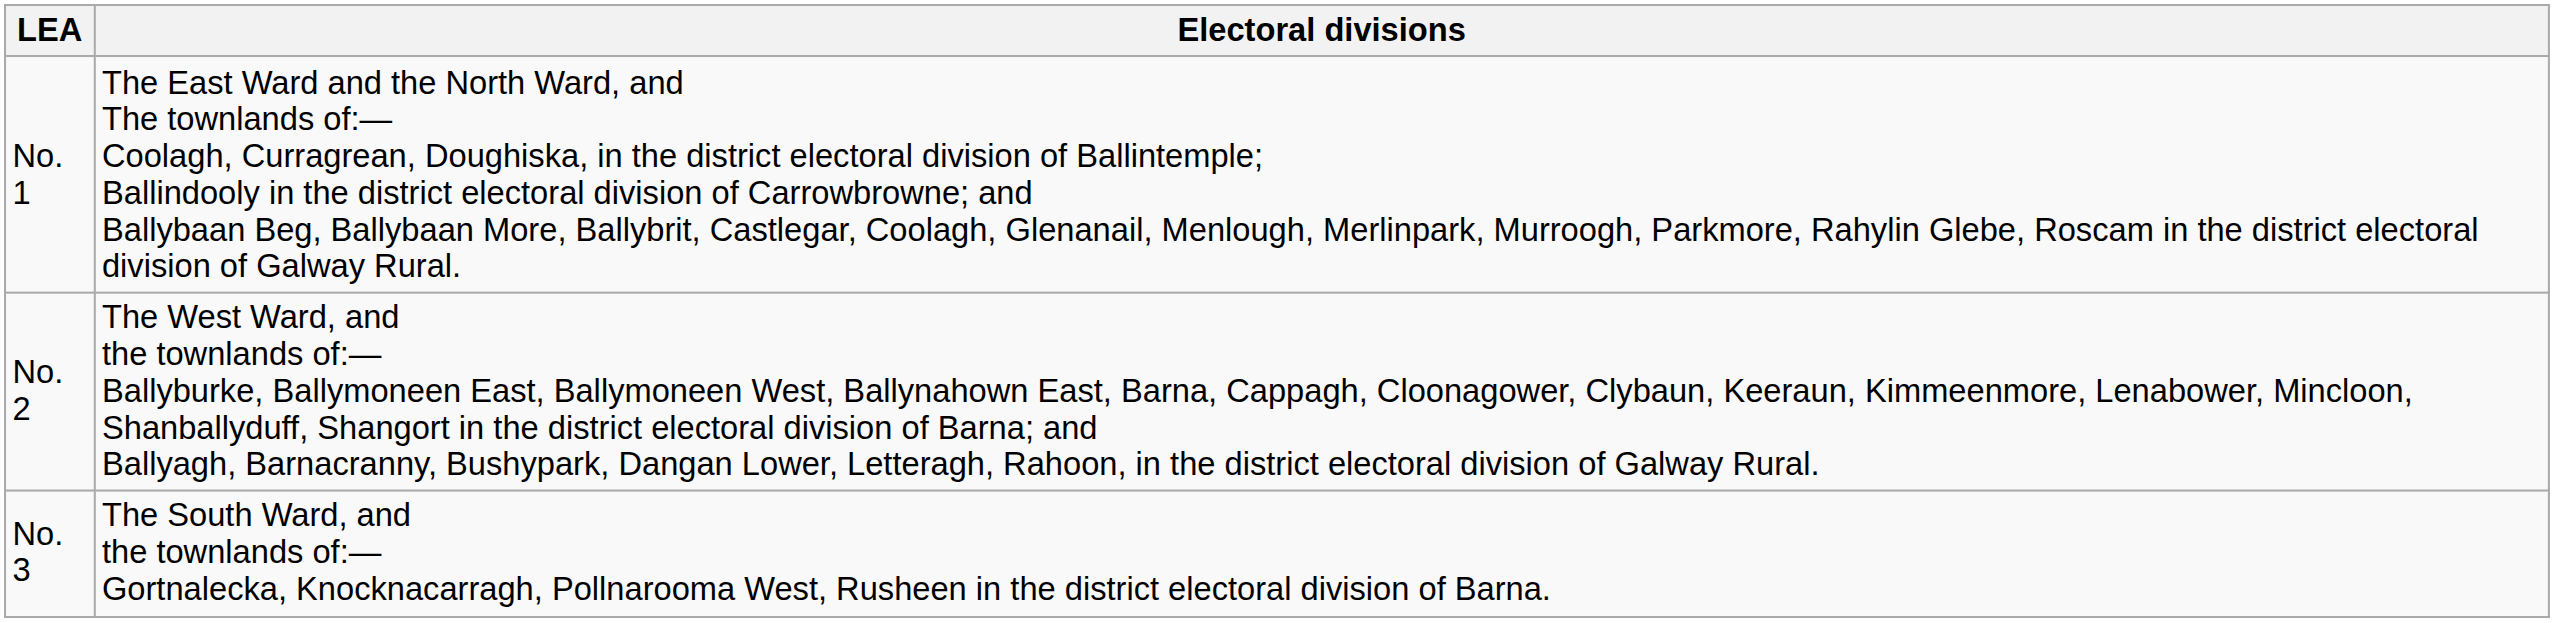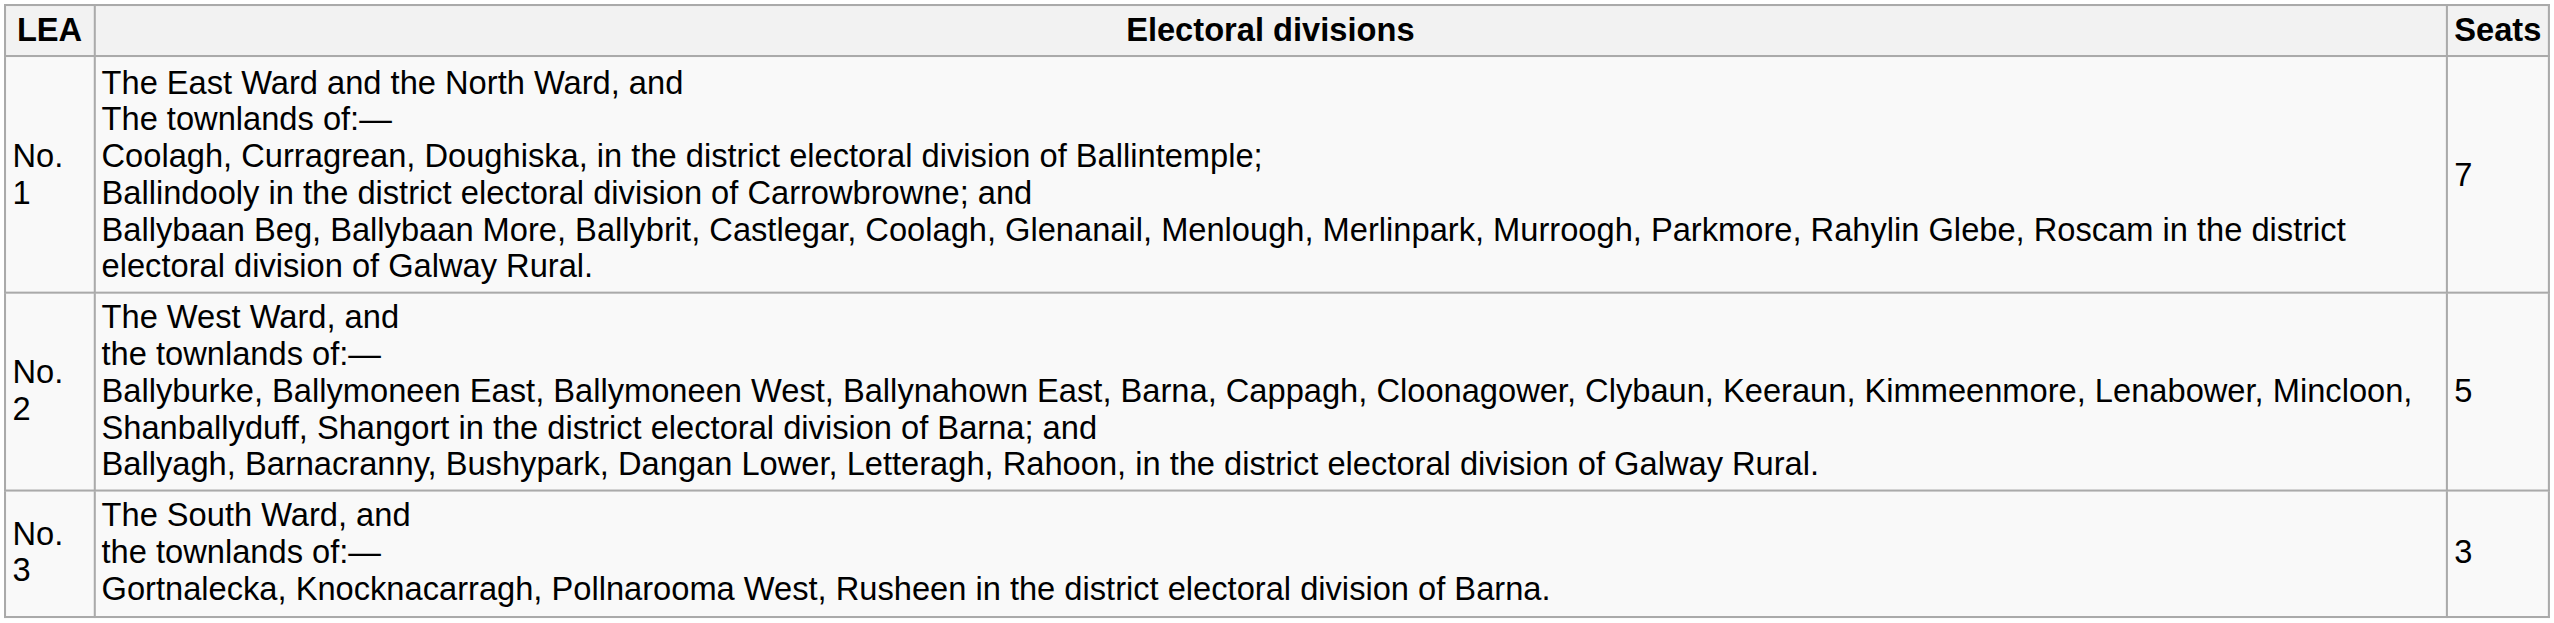+ column: (2498, 30)
